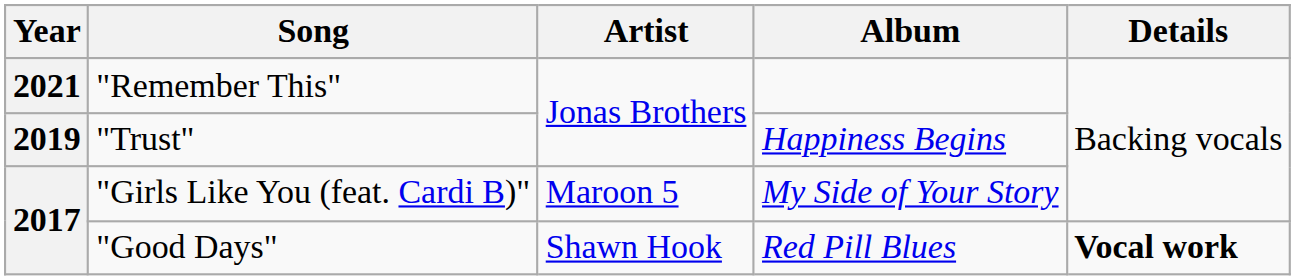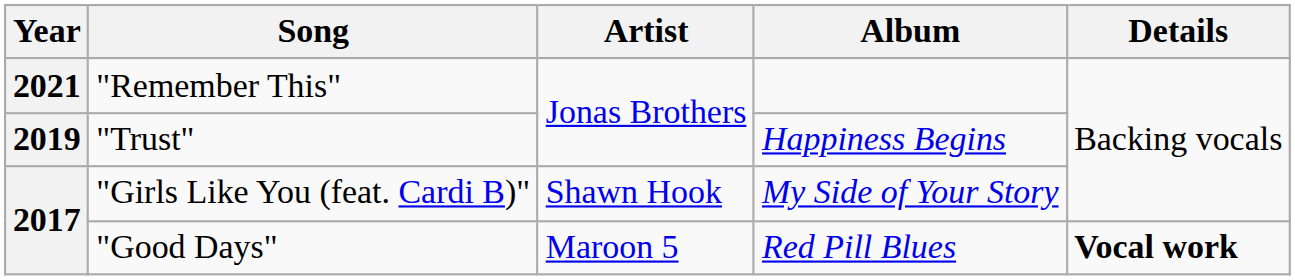(612, 192) Maroon 5 -> (634, 192) Shawn Hook
(634, 246) Shawn Hook -> (612, 246) Maroon 5
